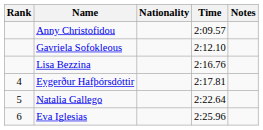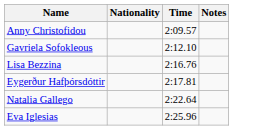- column: (19, 13)
